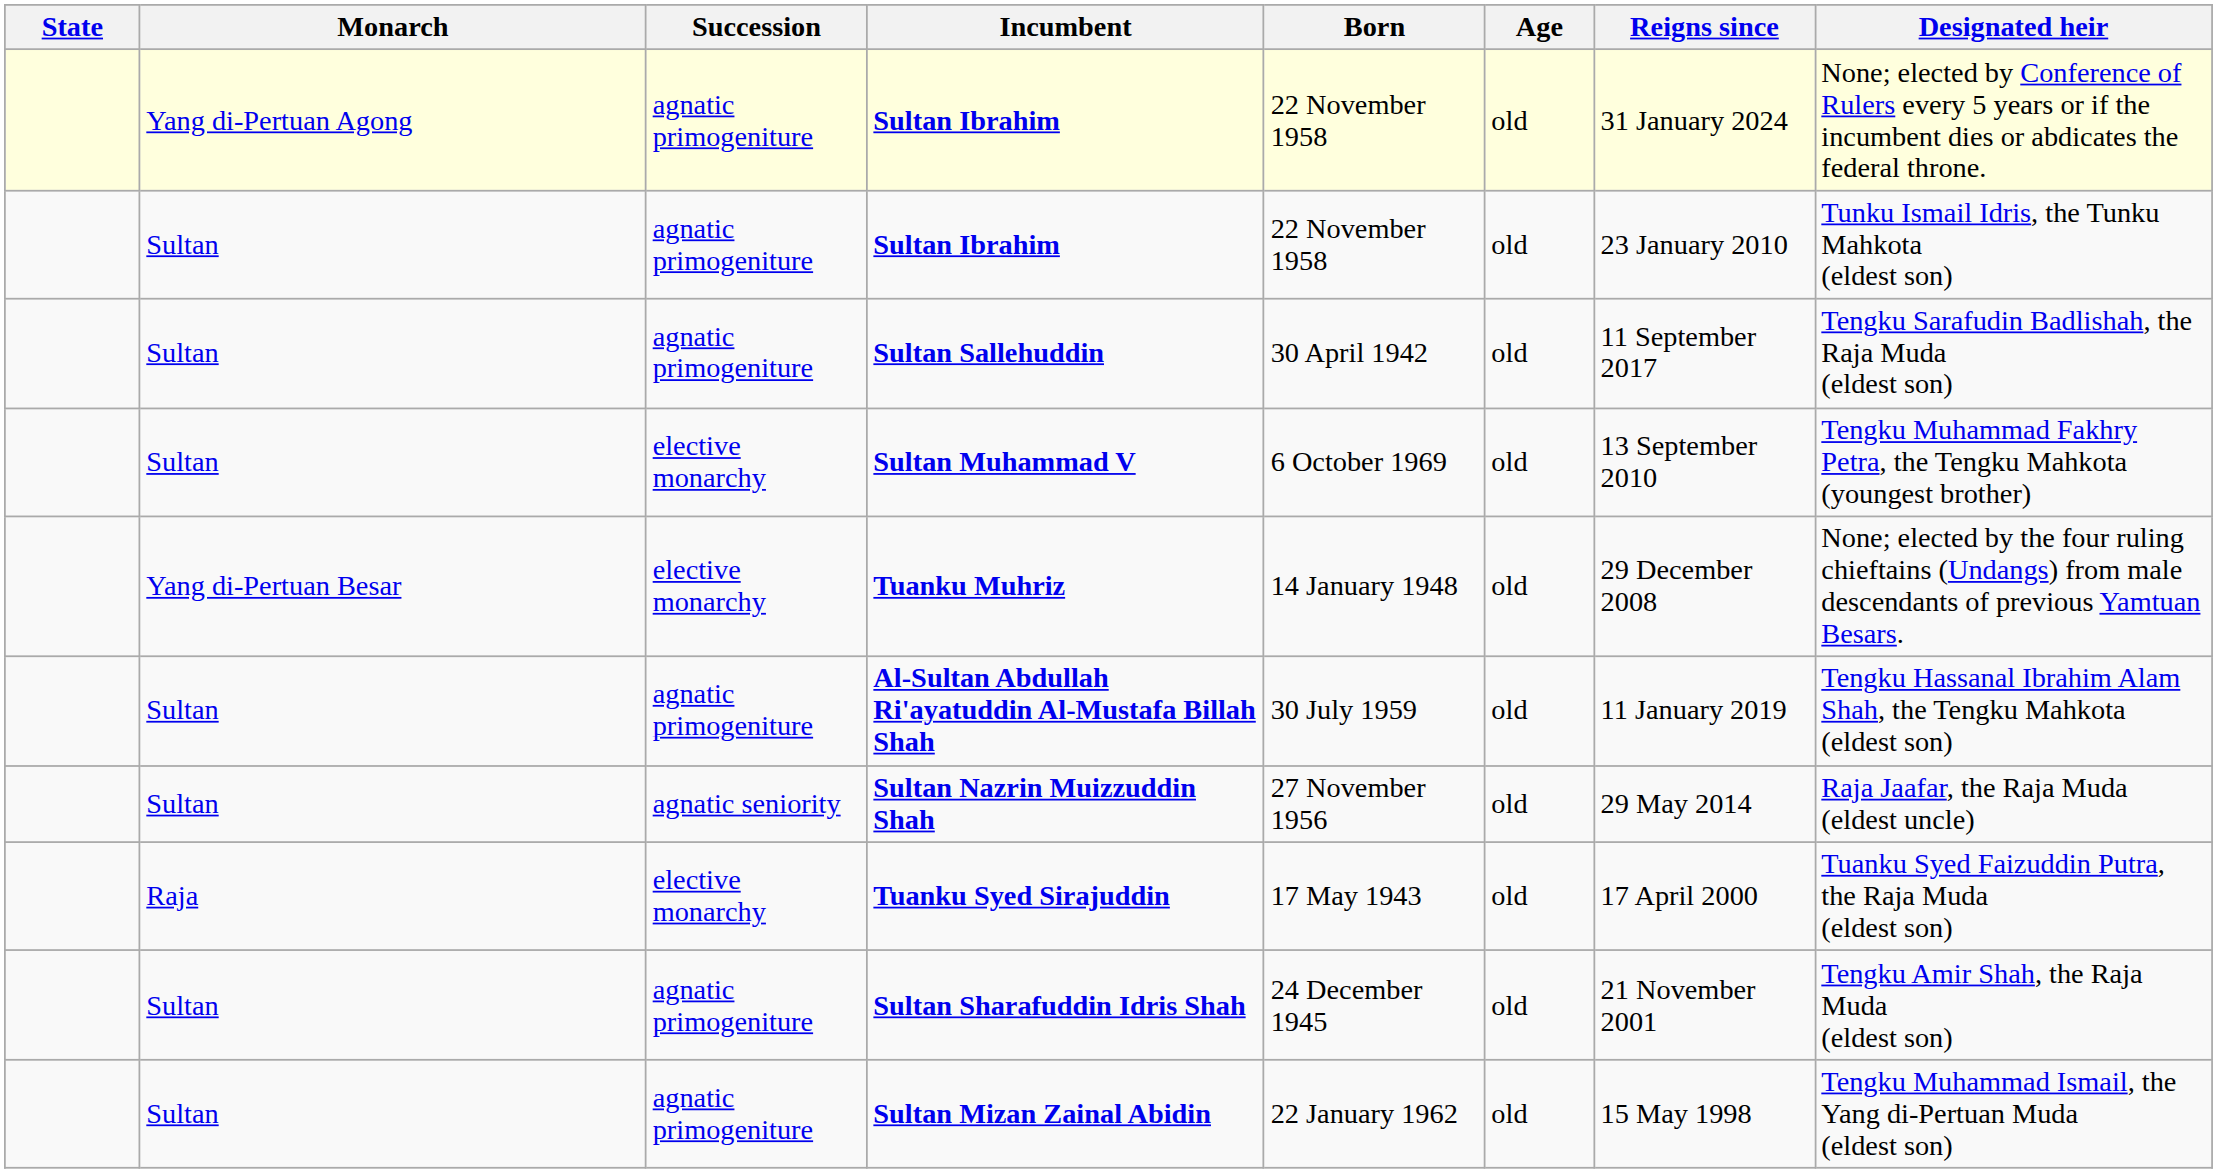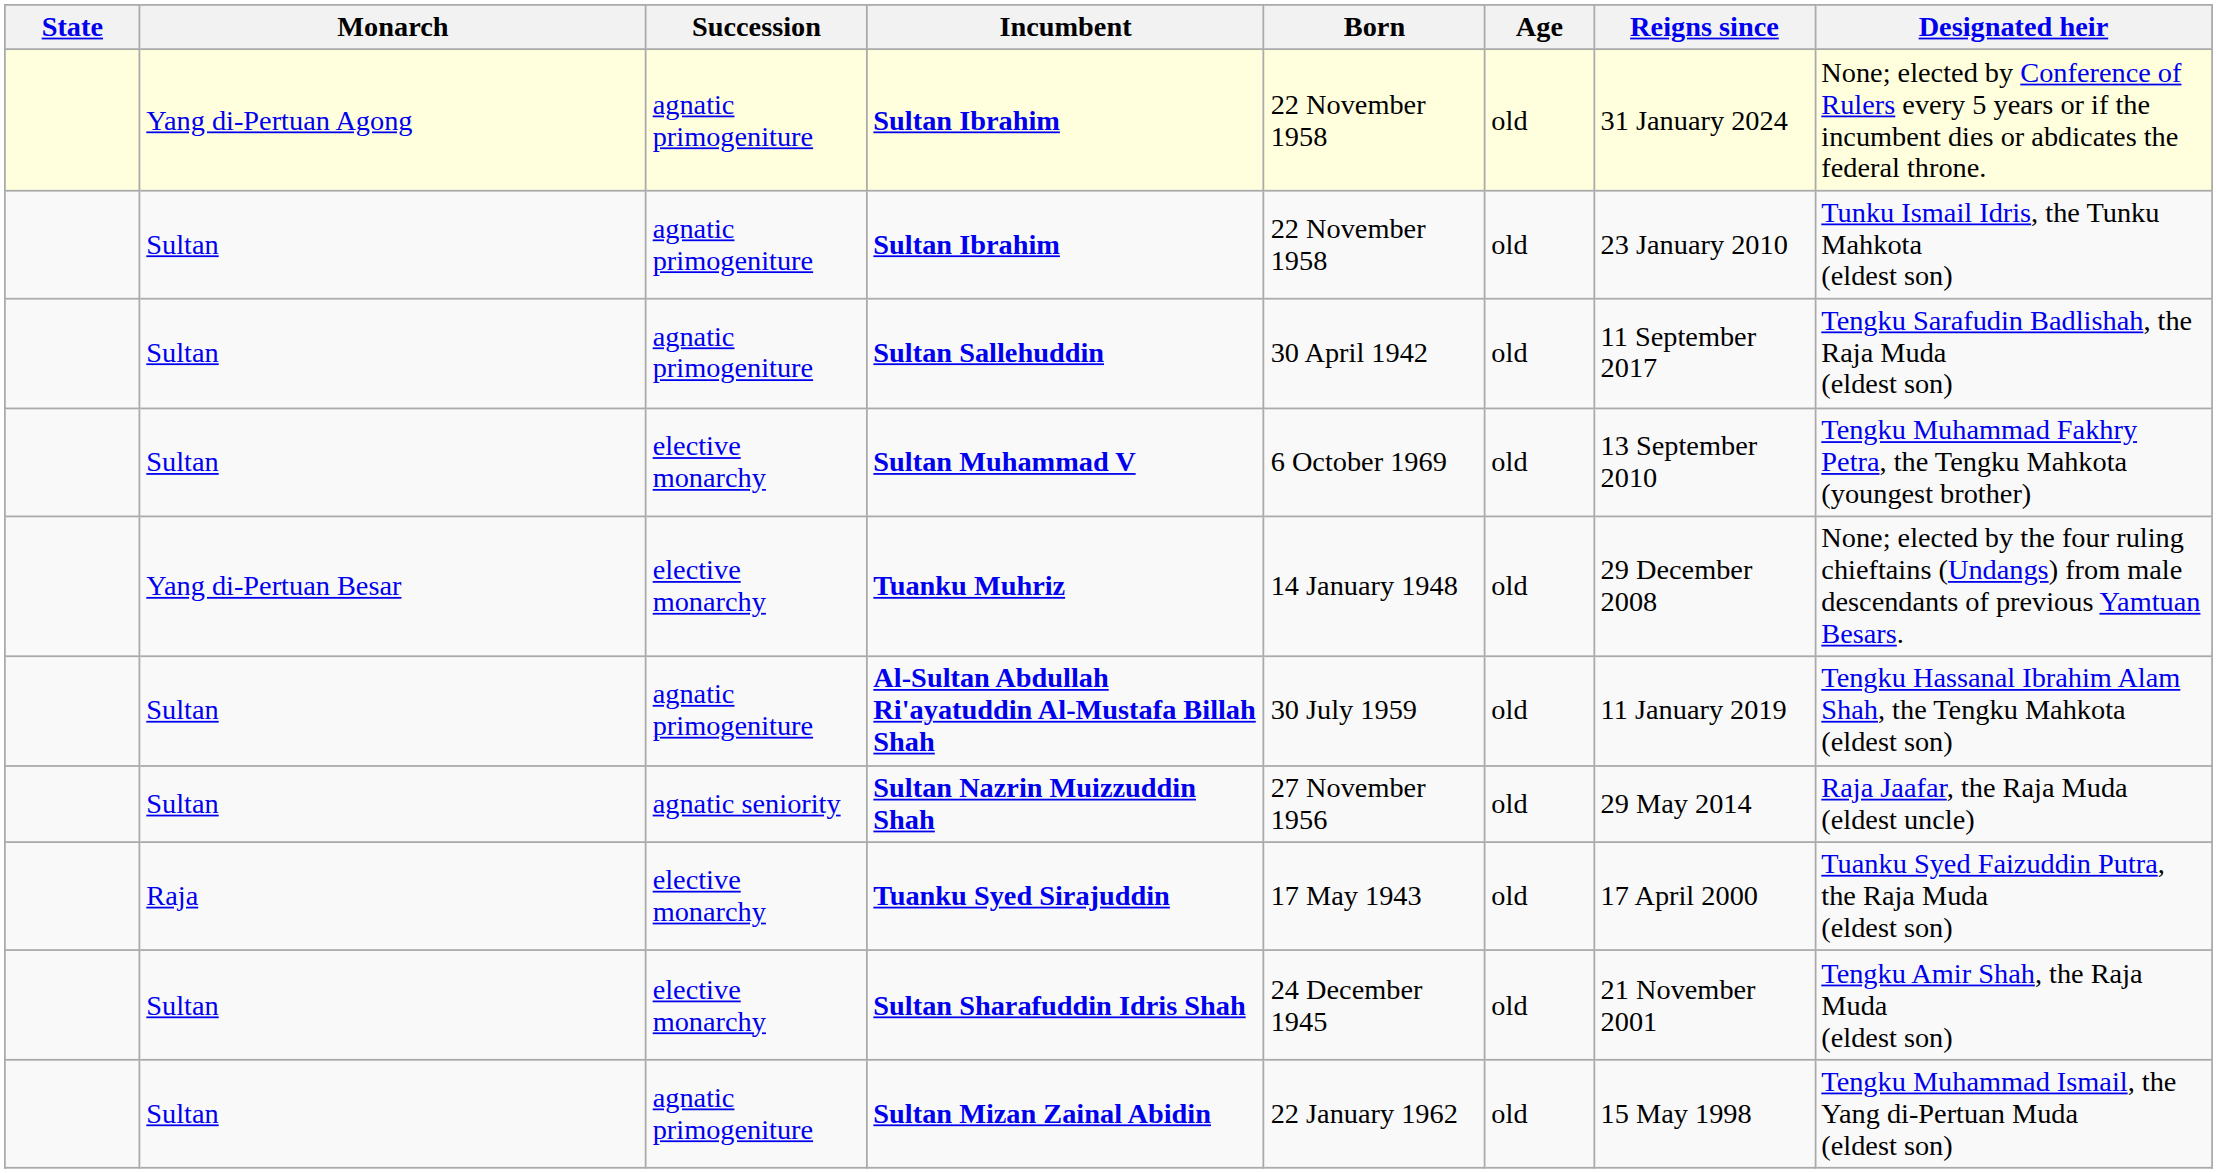(733, 1004) agnatic primogeniture -> (709, 1004) elective monarchy
